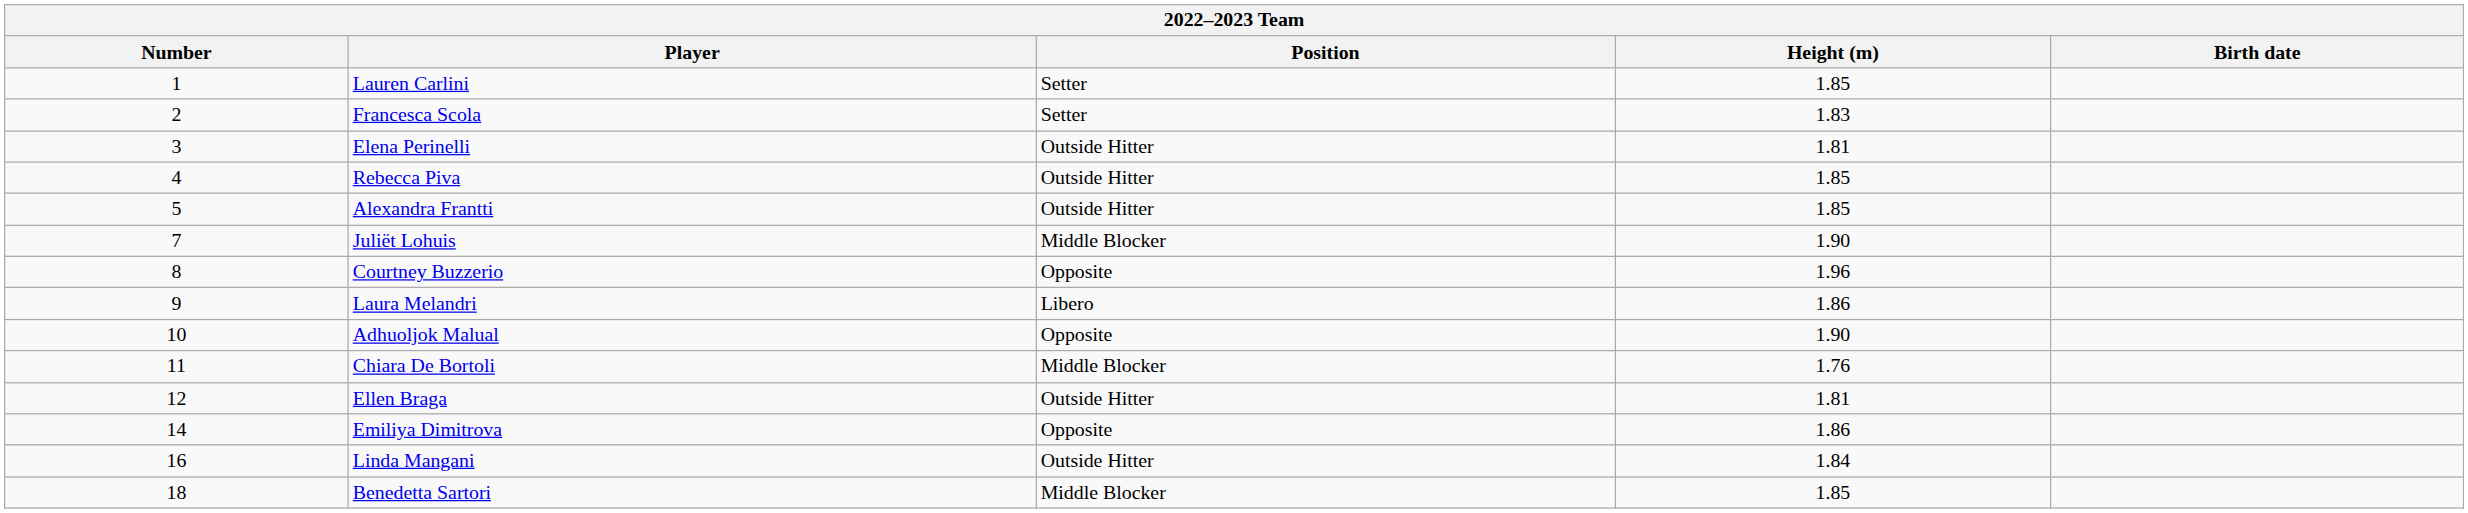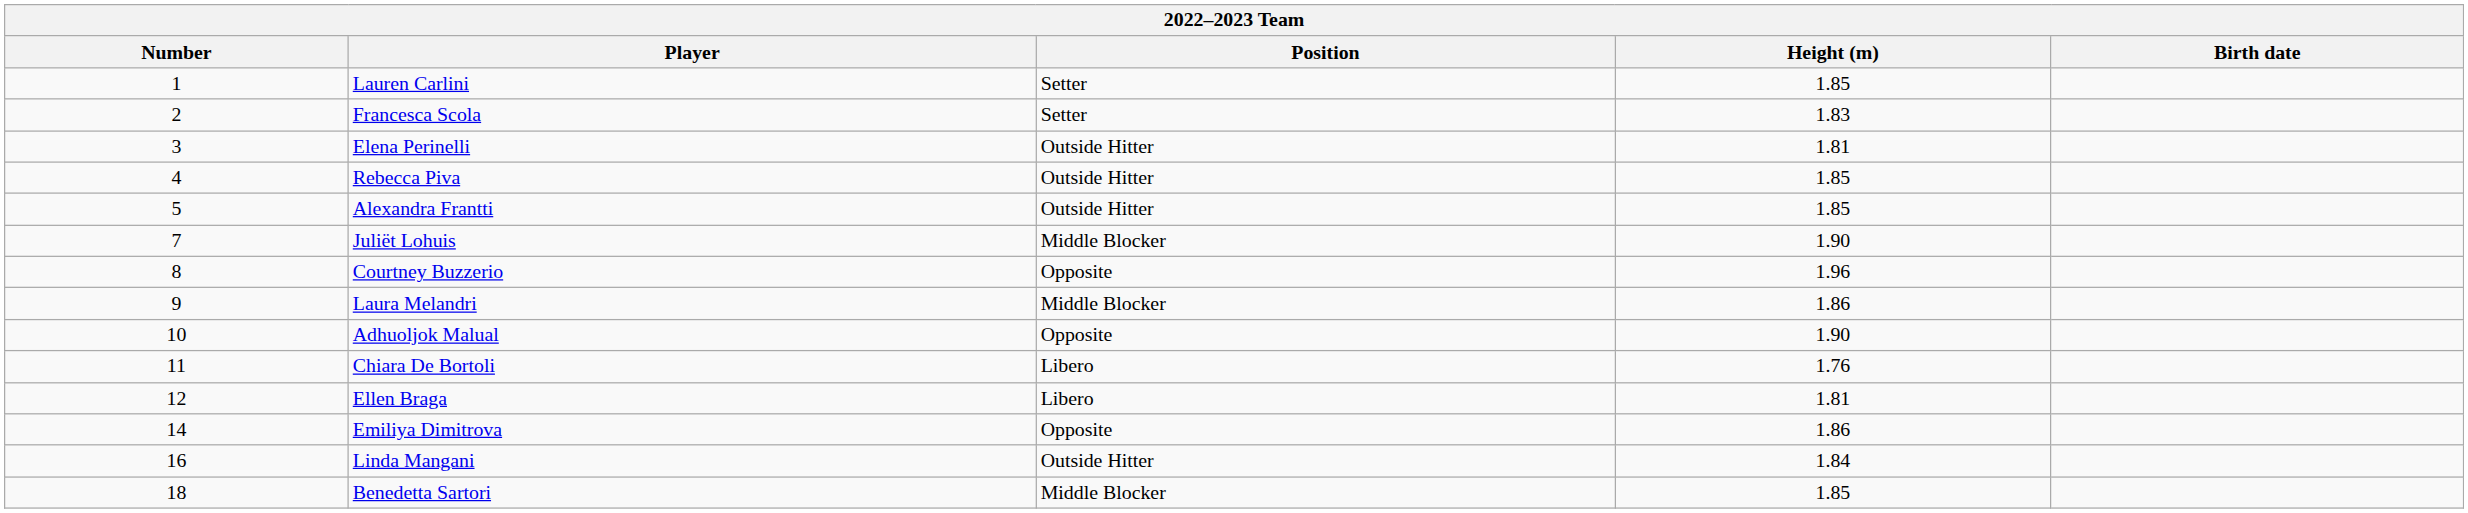(1067, 303) Libero -> (1103, 303) Middle Blocker
(1103, 366) Middle Blocker -> (1067, 366) Libero
(1097, 397) Outside Hitter -> (1067, 397) Libero
